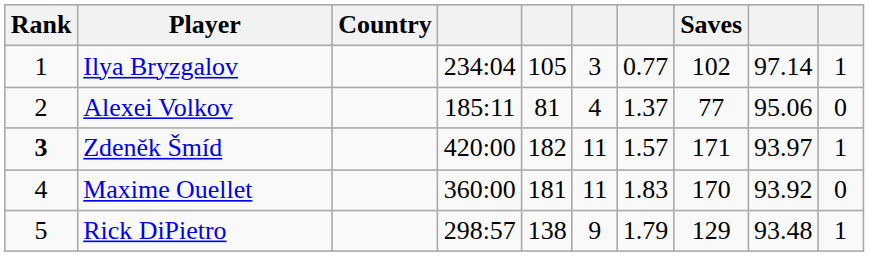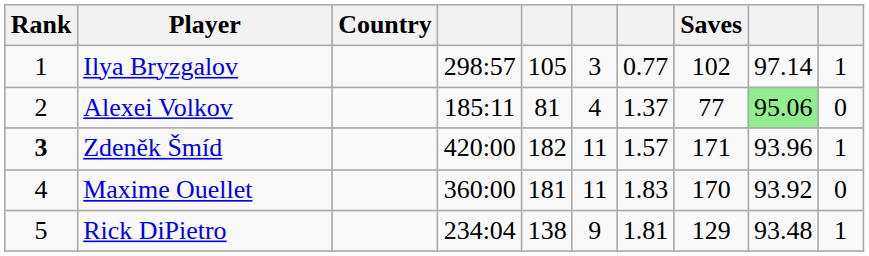(480, 66) 234:04 -> (480, 66) 298:57
(783, 107) no background -> (783, 107) lightgreen background
(783, 148) 93.97 -> (783, 148) 93.96
(480, 230) 298:57 -> (480, 230) 234:04
(646, 230) 1.79 -> (646, 230) 1.81
